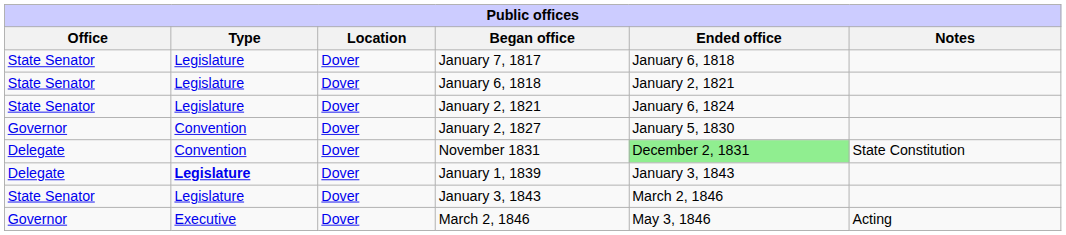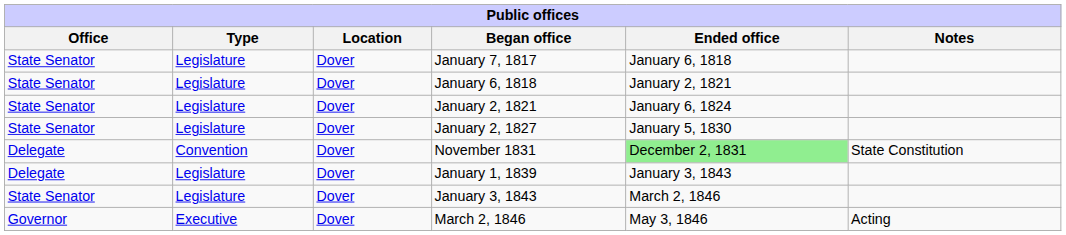(37, 128) Governor -> (51, 128) State Senator
(210, 128) Convention -> (210, 128) Legislature
(212, 173) bold -> (210, 173) normal
